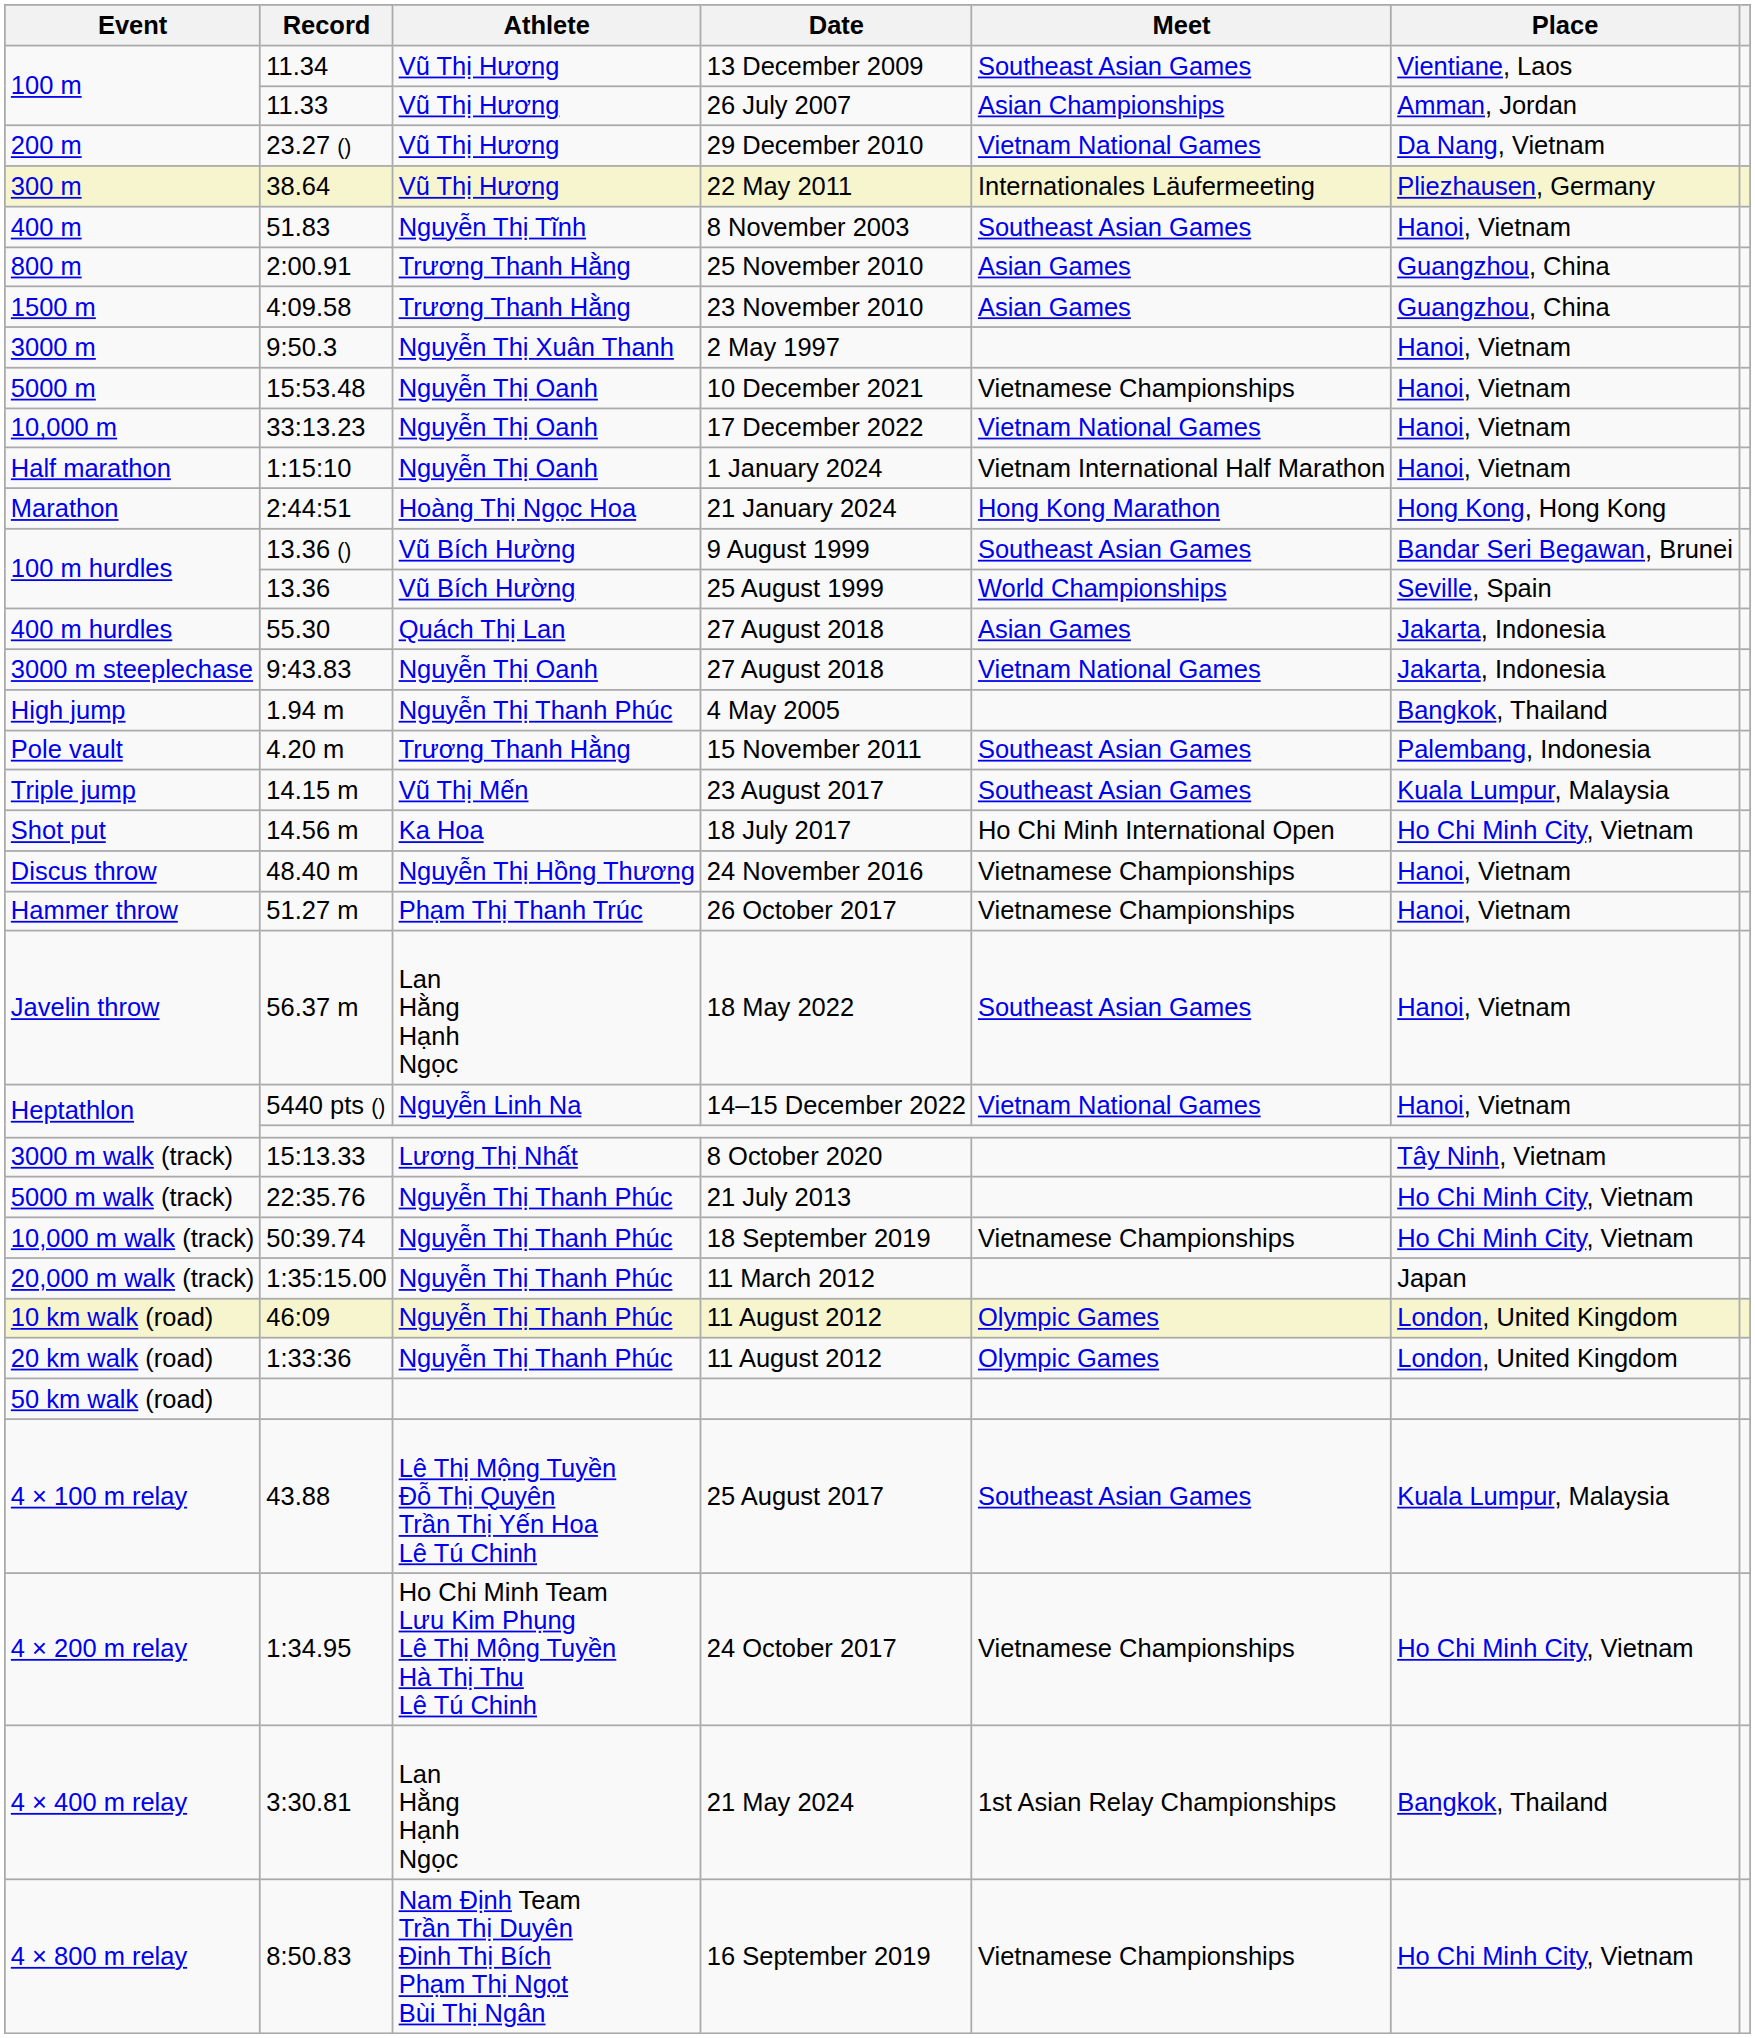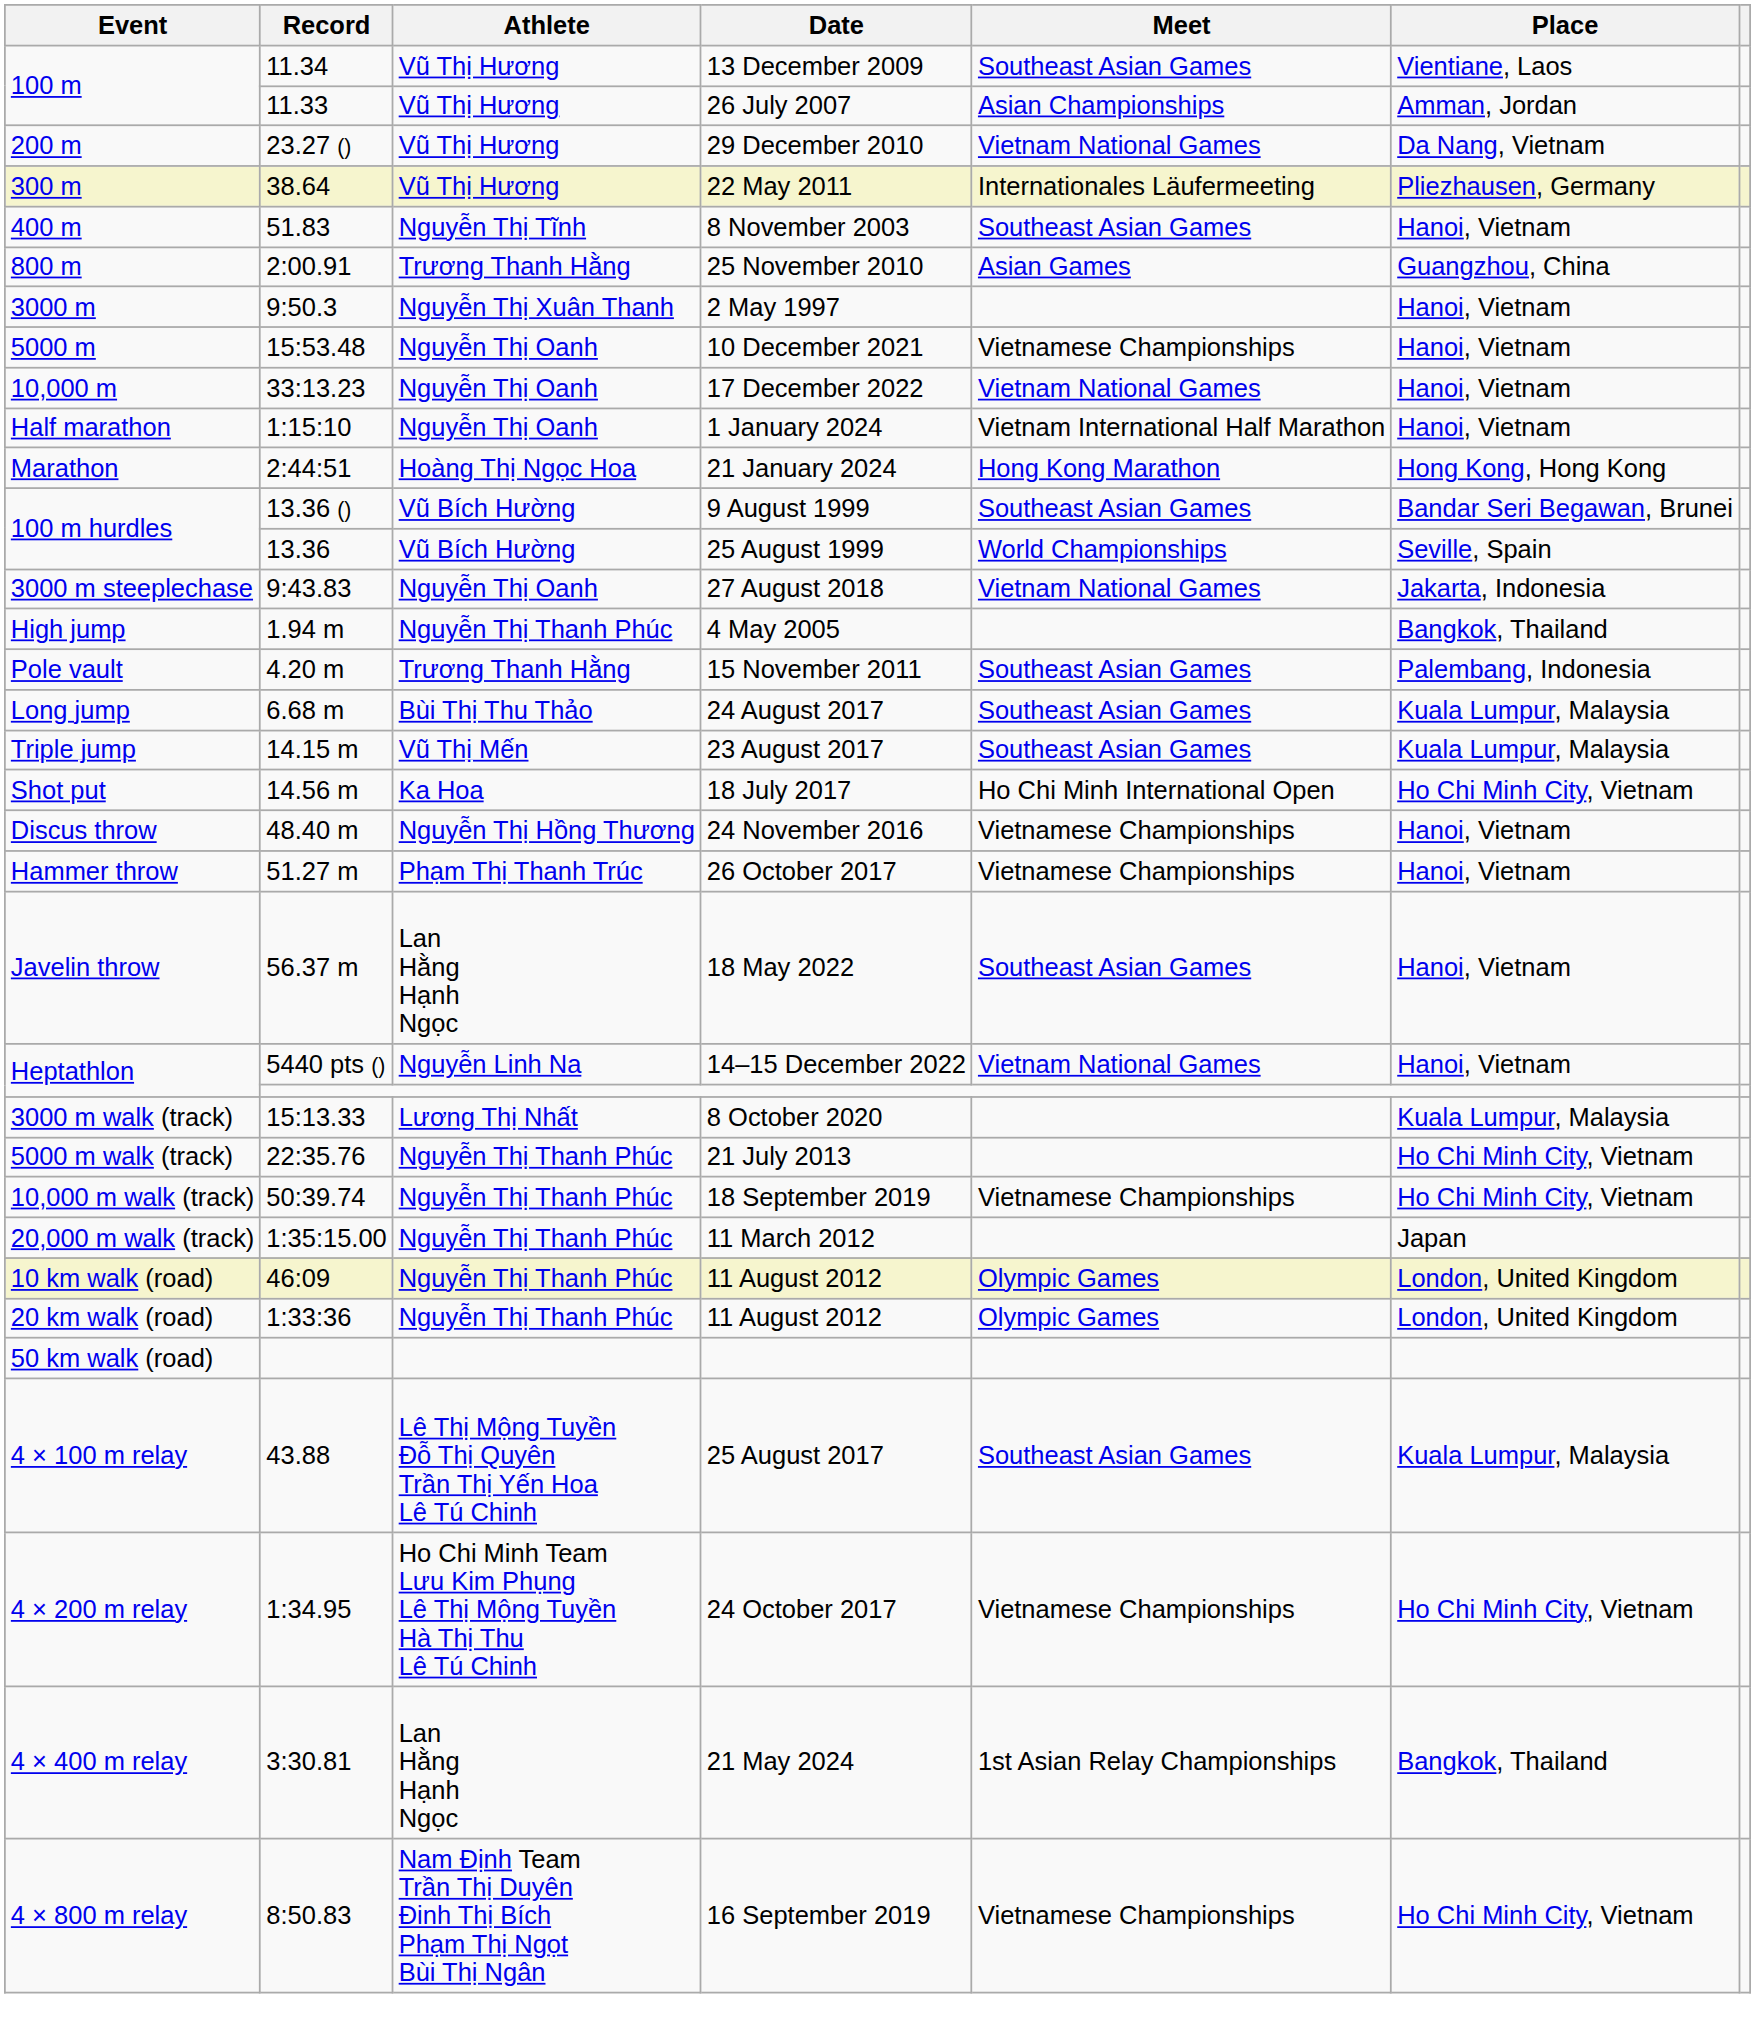- row: (53, 307)
- row: (92, 629)
+ row: (70, 710)
(1502, 1157) Tây Ninh, Vietnam -> (1533, 1117) Kuala Lumpur, Malaysia
